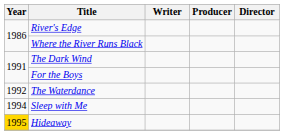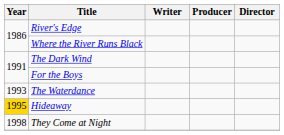(17, 91) 1992 -> (17, 91) 1993
- row: (59, 106)
+ row: (71, 122)
